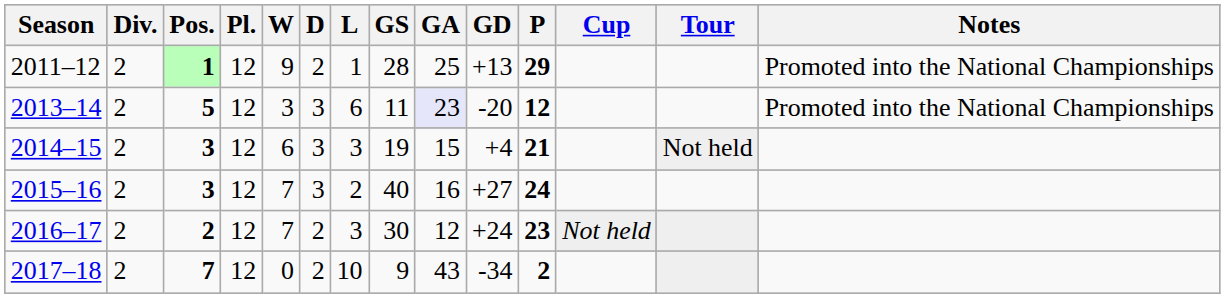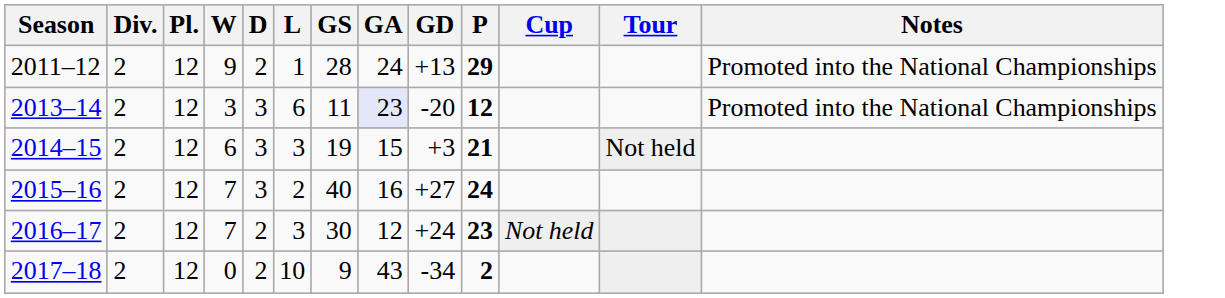- column: (192, 25)
(447, 66) 25 -> (390, 66) 24
(499, 148) +4 -> (441, 148) +3
